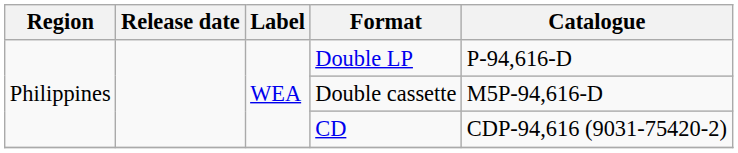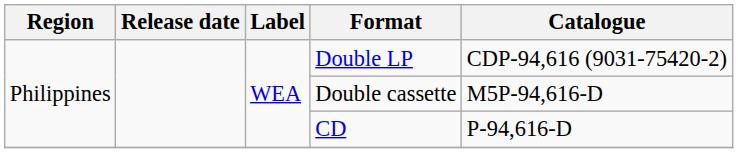(519, 57) P-94,616-D -> (597, 57) CDP-94,616 (9031-75420-2)
(597, 128) CDP-94,616 (9031-75420-2) -> (519, 128) P-94,616-D
